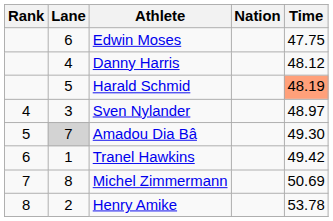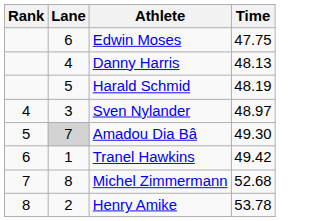- column: (258, 16)
(306, 63) 48.12 -> (253, 63) 48.13
(306, 87) lightsalmon background -> (253, 87) no background
(306, 181) 50.69 -> (253, 181) 52.68
